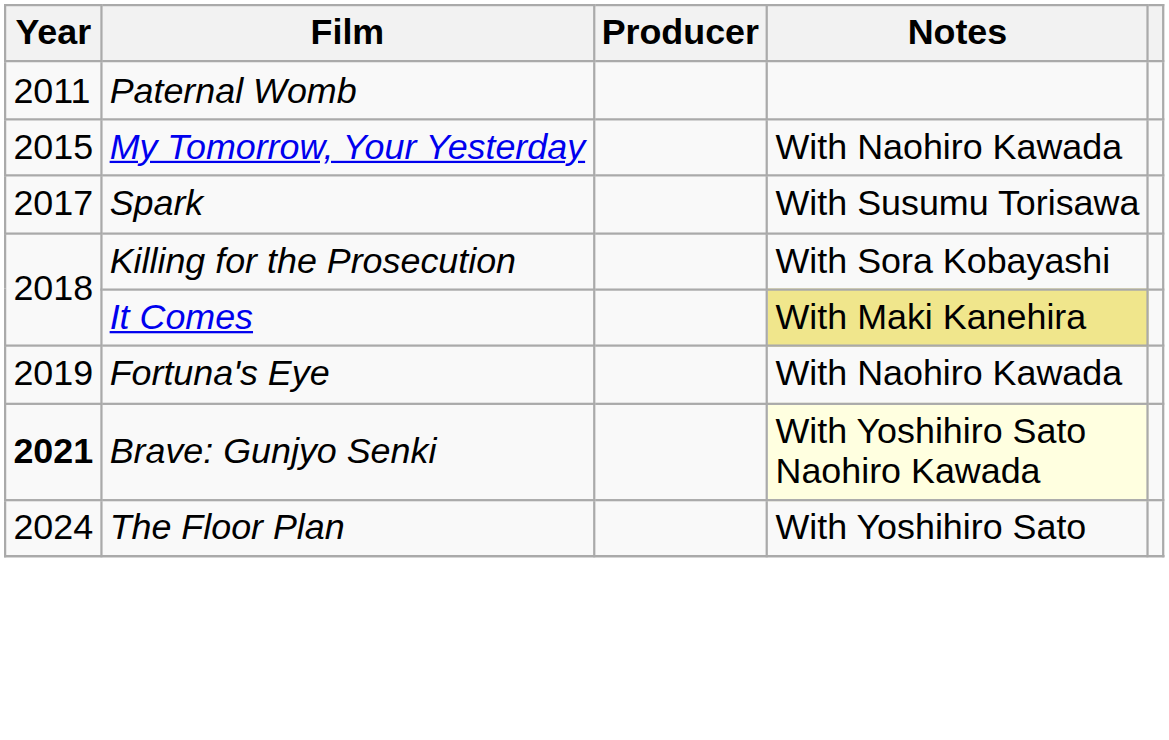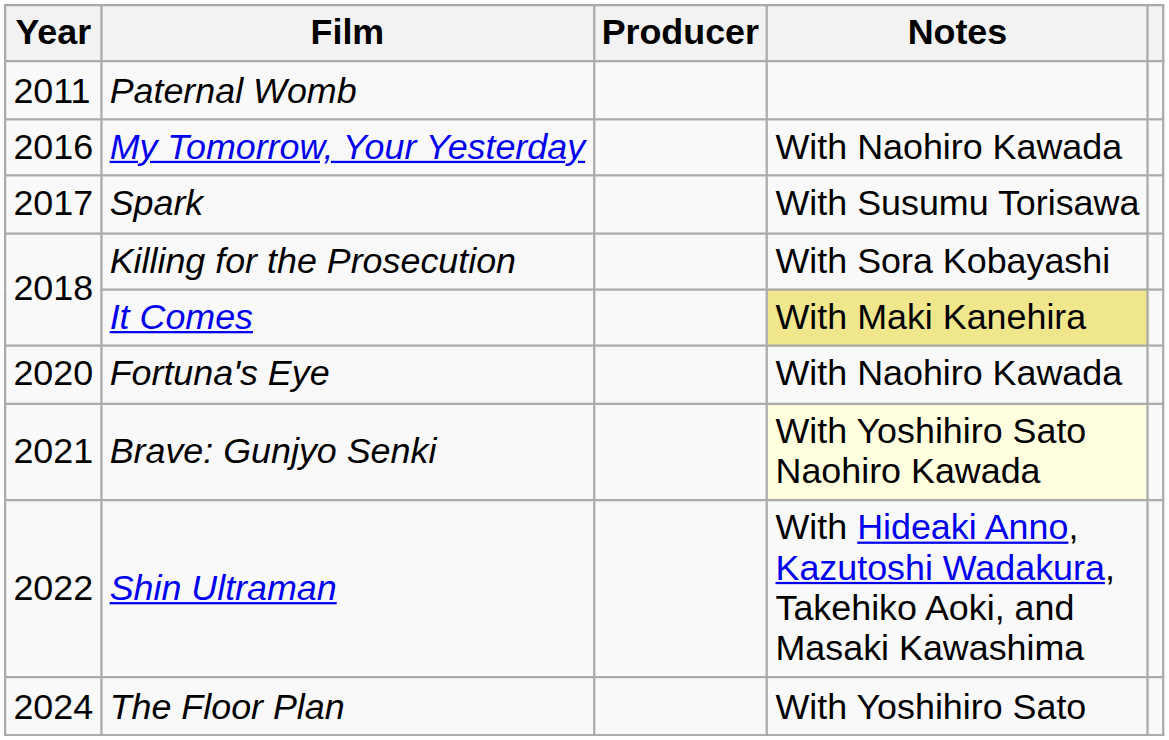(53, 146) 2015 -> (53, 146) 2016
(53, 373) 2019 -> (53, 373) 2020
(53, 450) bold -> (53, 450) normal
+ row: (223, 588)
